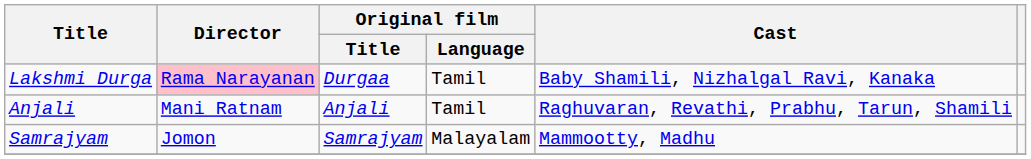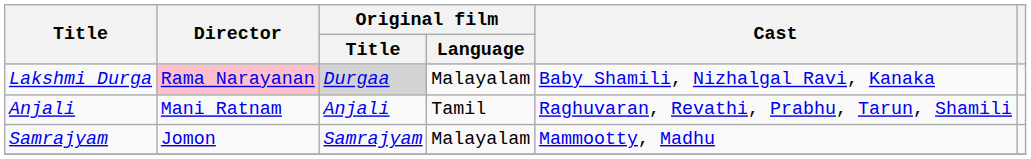(357, 79) no background -> (357, 79) lightgrey background
(459, 79) Tamil -> (481, 79) Malayalam
